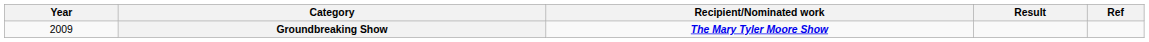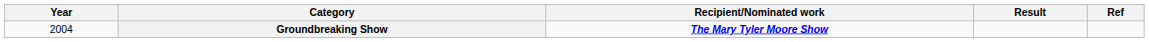(61, 29) 2009 -> (61, 29) 2004
